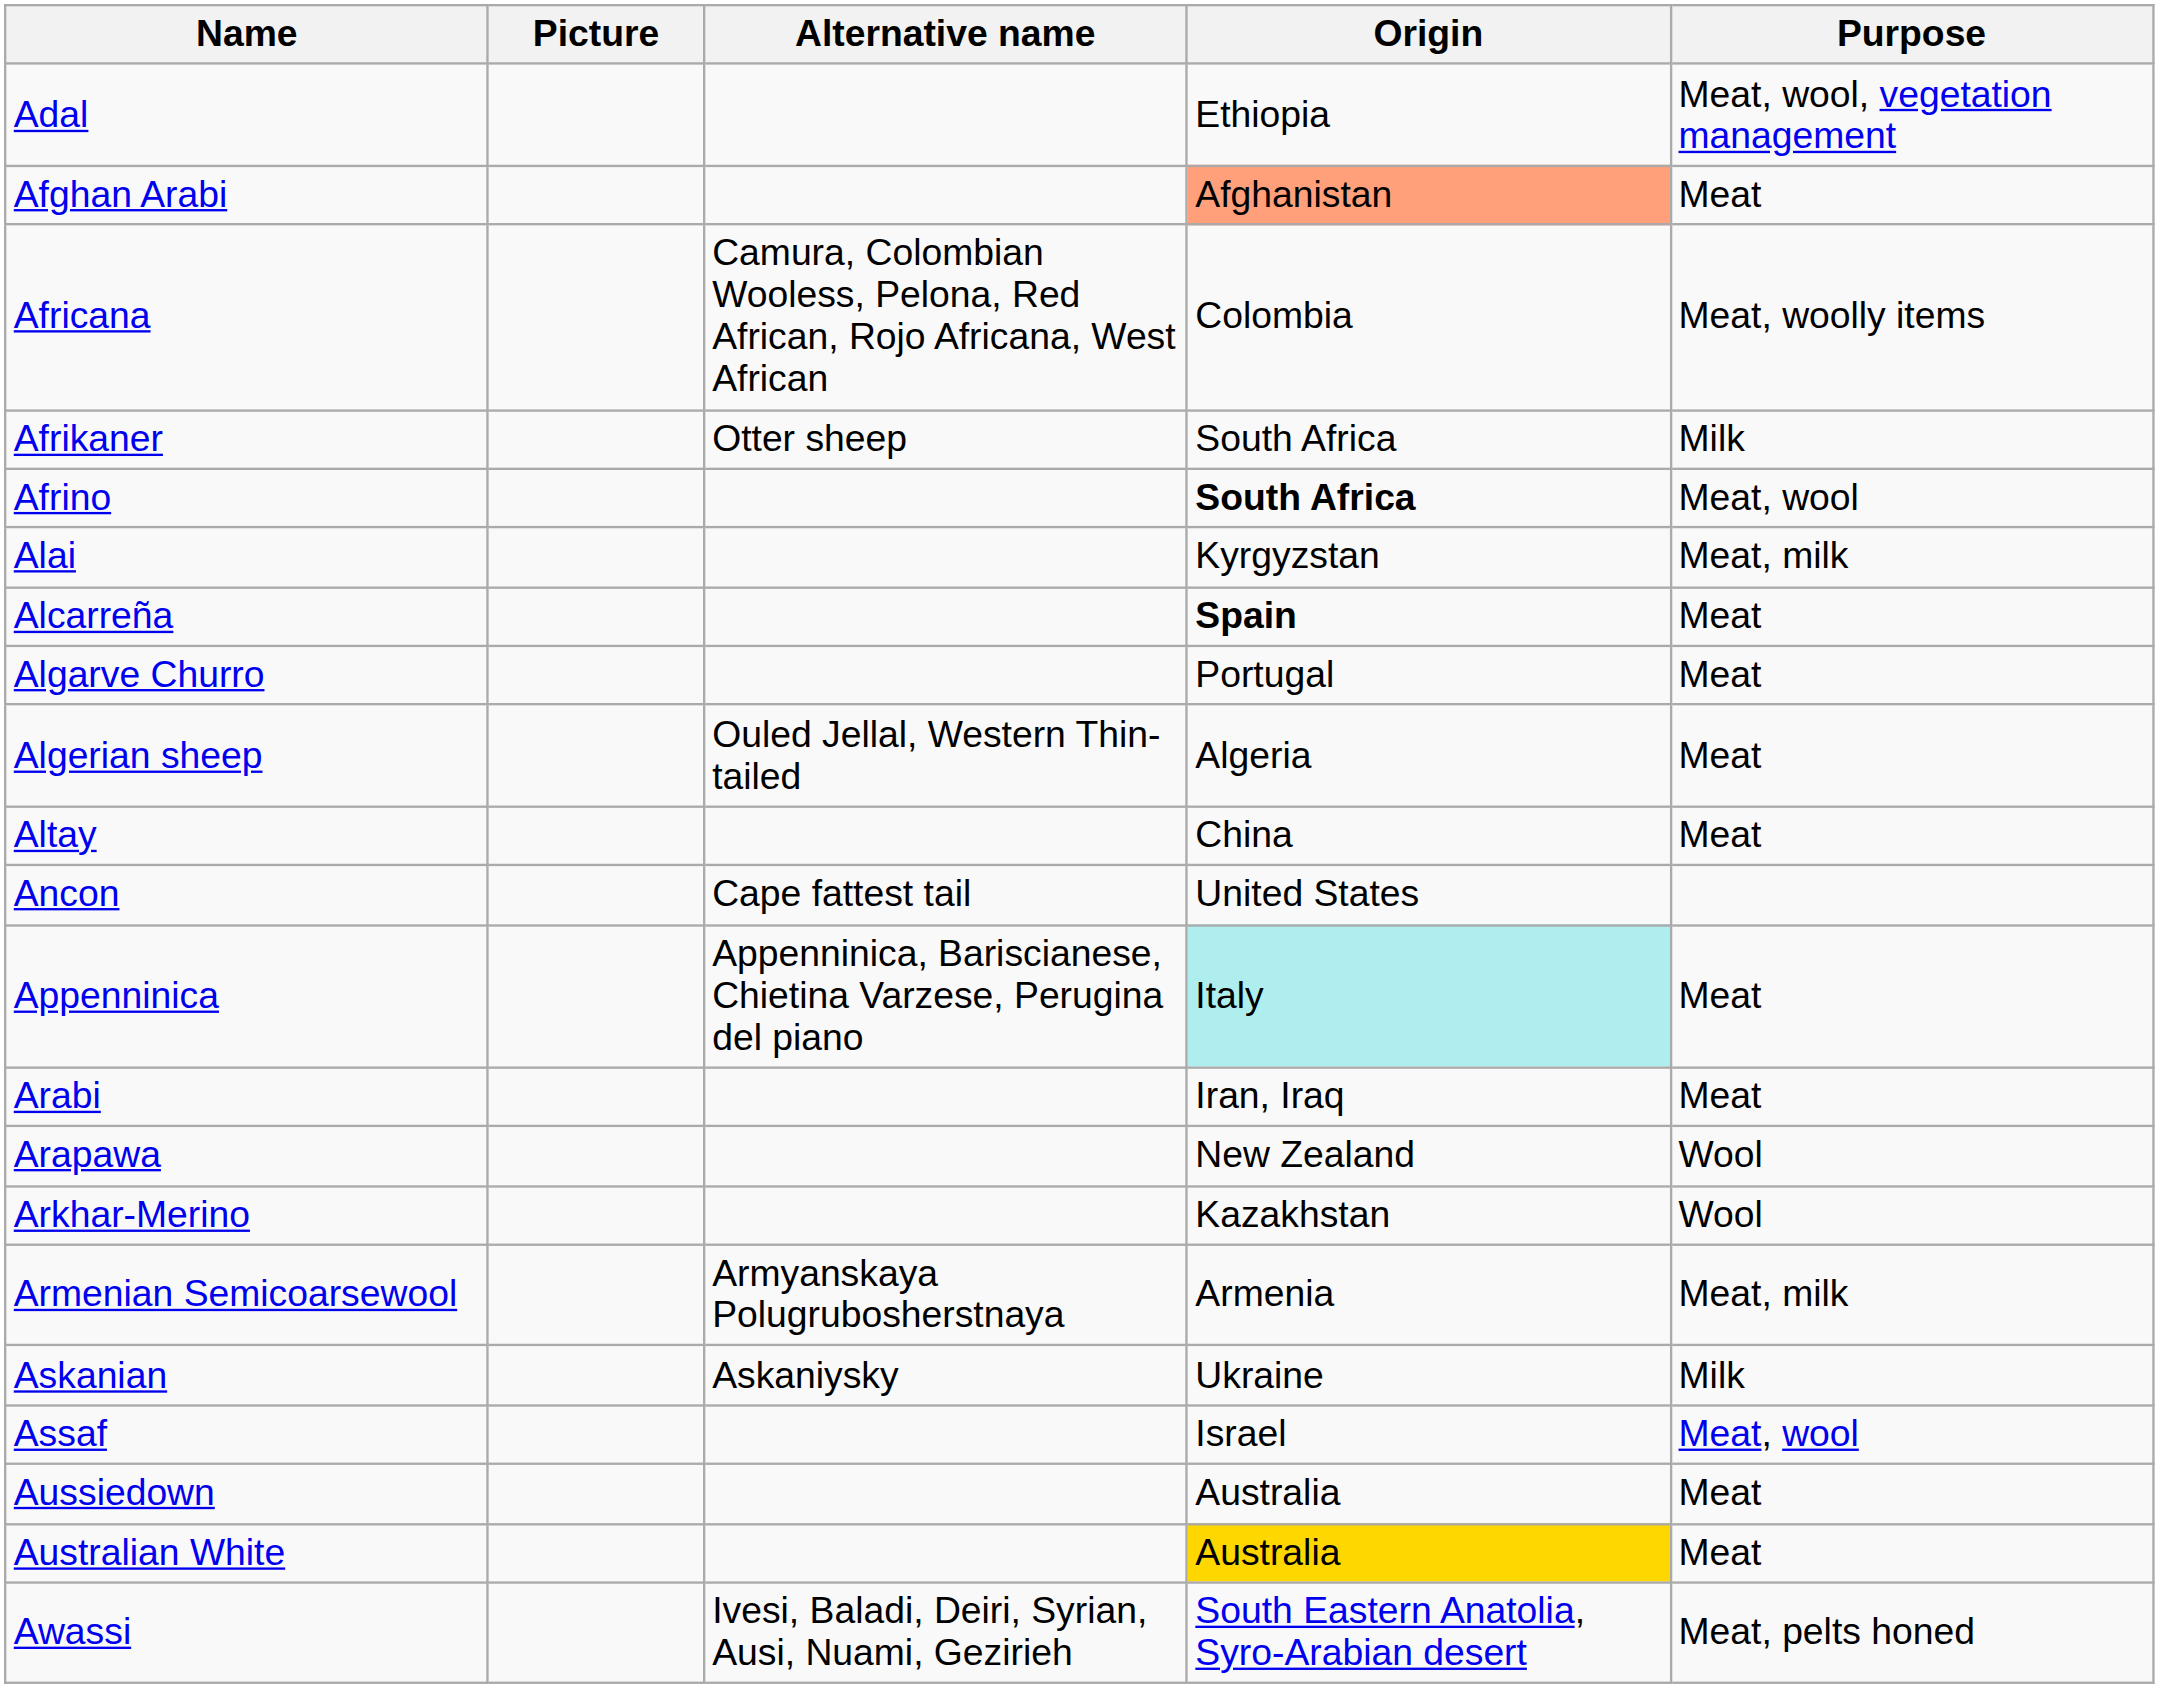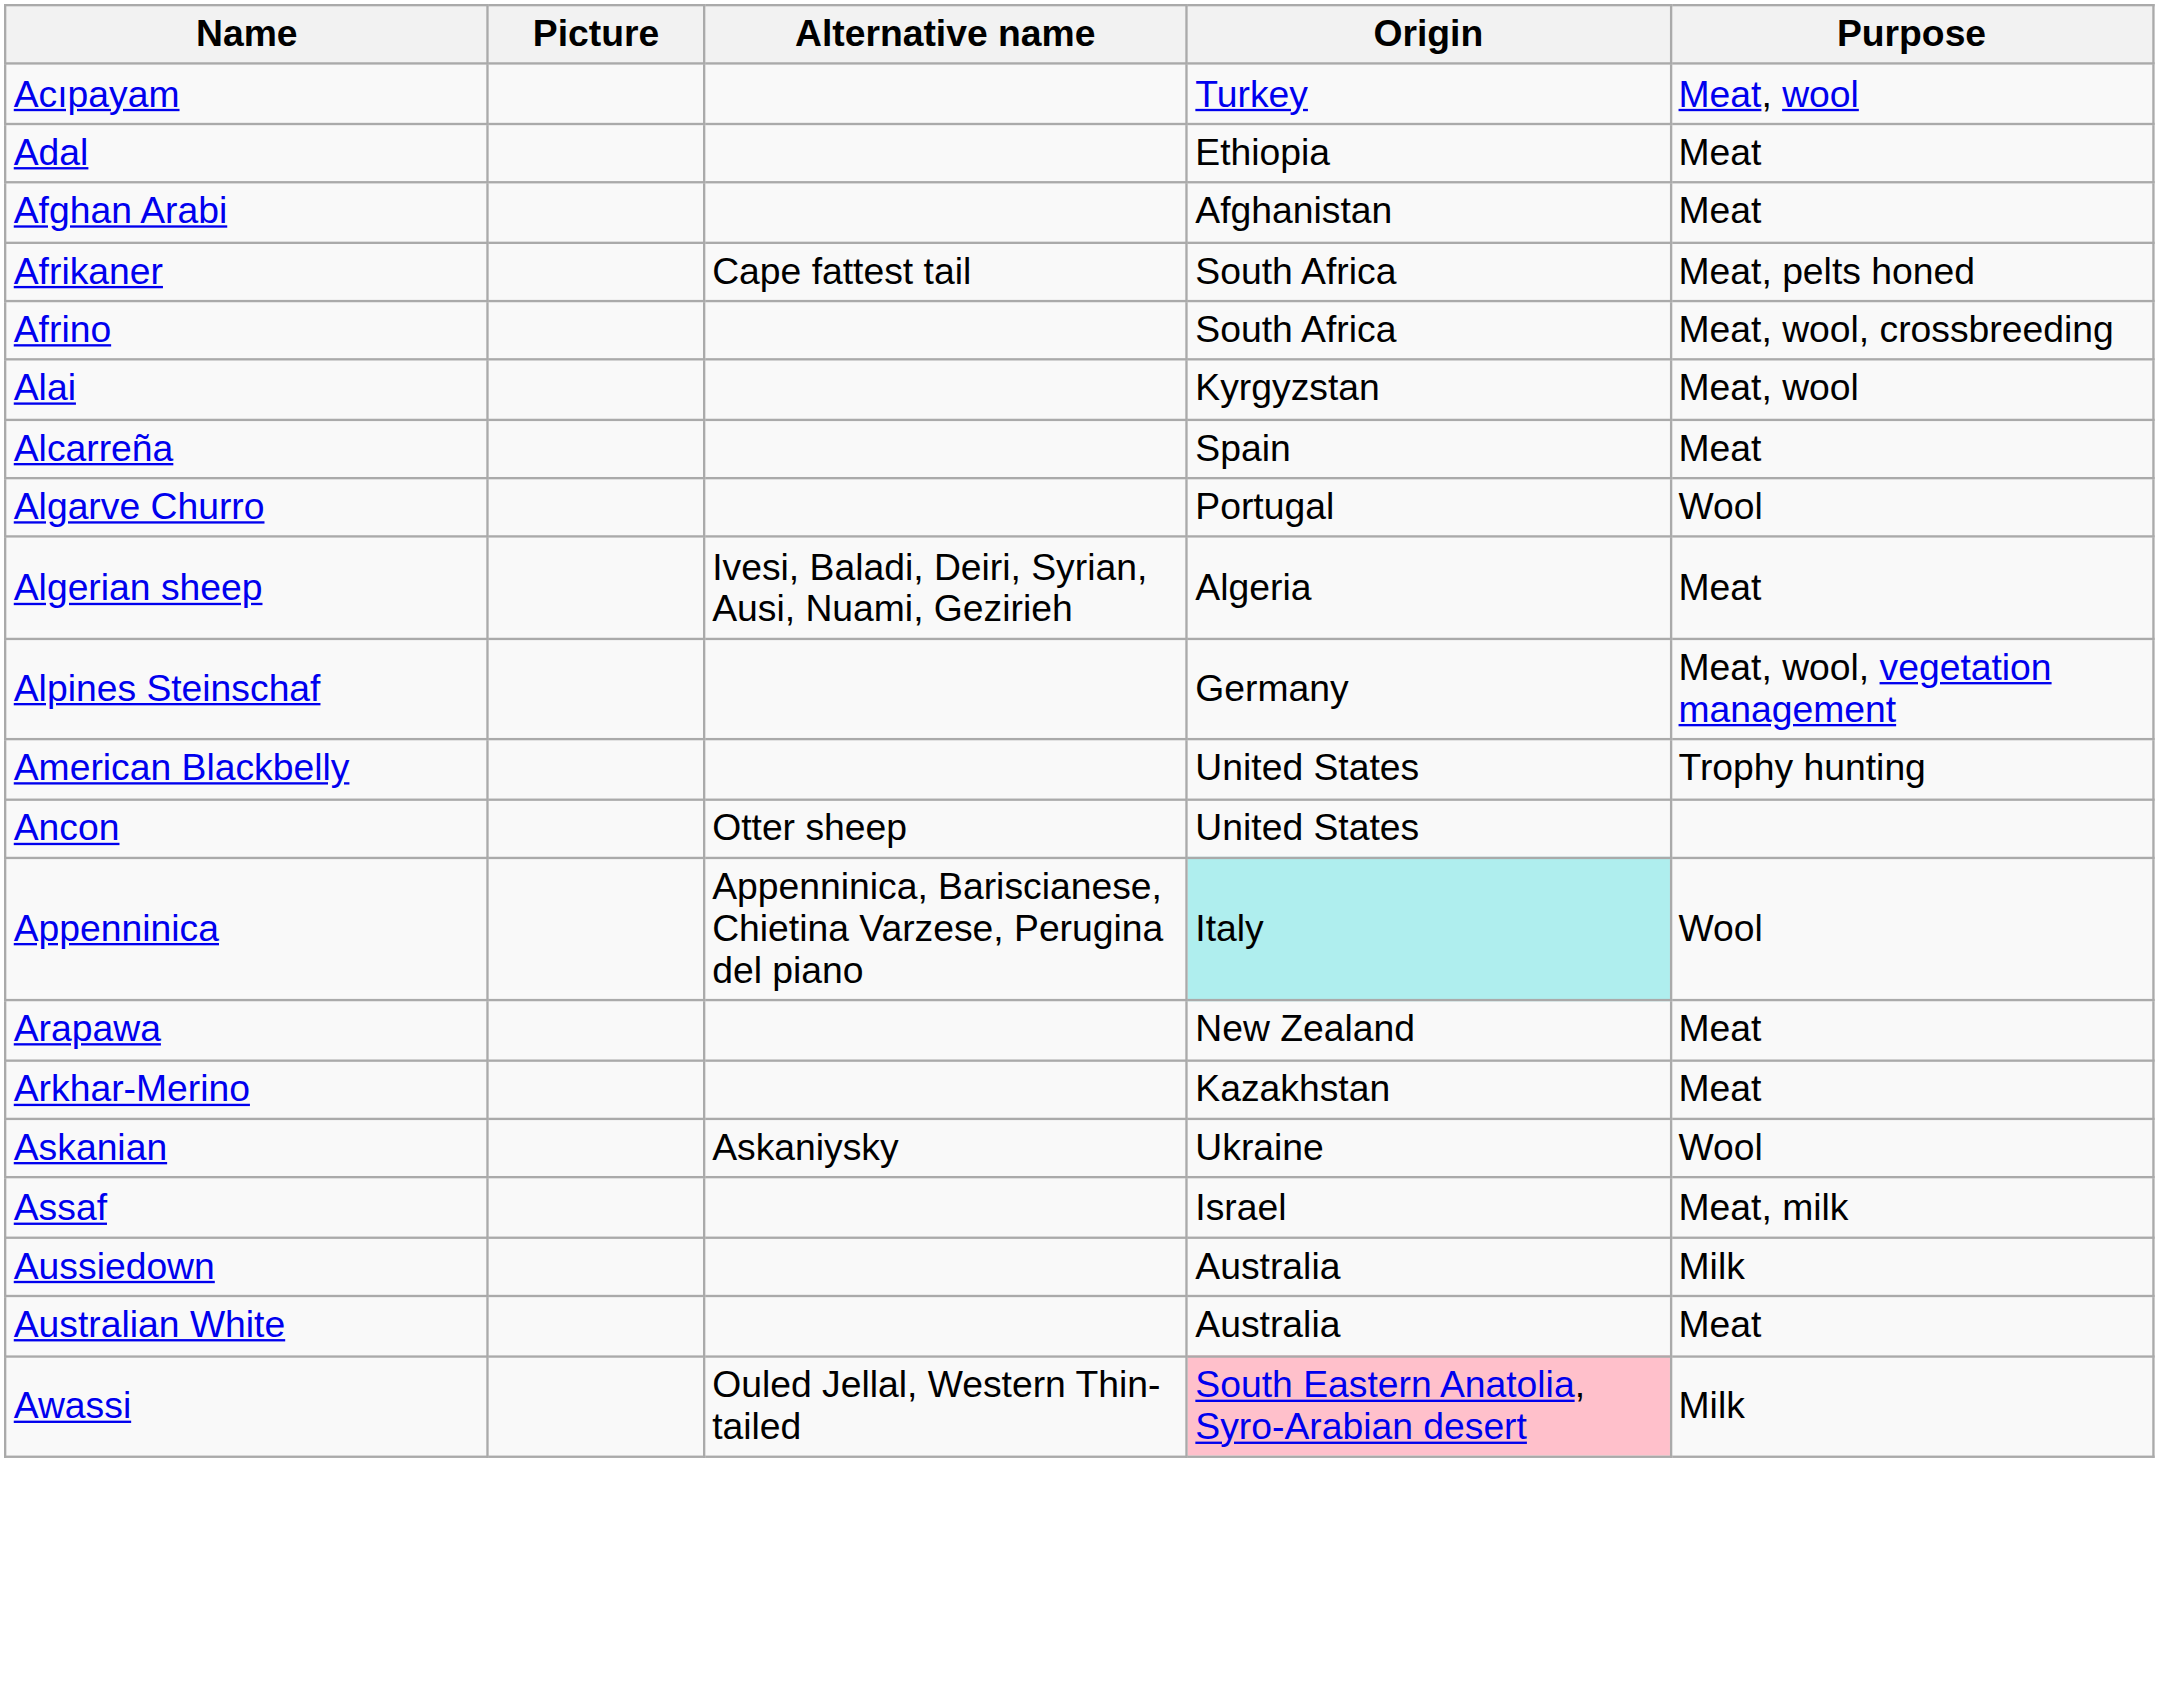+ row: (97, 93)
(1865, 114) Meat, wool, vegetation management -> (1720, 152) Meat
(1294, 194) lightsalmon background -> (1294, 211) no background
- row: (82, 316)
(810, 438) Otter sheep -> (842, 270) Cape fattest tail
(1712, 438) Milk -> (1827, 270) Meat, pelts honed
(1305, 497) bold -> (1296, 329) normal
(1769, 497) Meat, wool -> (1896, 329) Meat, wool, crossbreeding
(1763, 556) Meat, milk -> (1769, 388) Meat, wool
(1246, 615) bold -> (1243, 447) normal
(1720, 674) Meat -> (1721, 507) Wool
(936, 754) Ouled Jellal, Western Thin-tailed -> (930, 587) Ivesi, Baladi, Deiri, Syrian, Ausi, Nuami, Gezirieh
+ row: (167, 688)
- row: (55, 834)
+ row: (182, 768)
(842, 894) Cape fattest tail -> (810, 827) Otter sheep
(1720, 995) Meat -> (1721, 928) Wool
- row: (57, 1096)
(1721, 1155) Wool -> (1720, 1029) Meat
(1721, 1214) Wool -> (1720, 1088) Meat
- row: (235, 1294)
(1712, 1374) Milk -> (1721, 1147) Wool
(1769, 1433) Meat, wool -> (1763, 1206) Meat, milk
(1720, 1492) Meat -> (1712, 1266) Milk
(1268, 1552) gold background -> (1268, 1325) no background
(930, 1632) Ivesi, Baladi, Deiri, Syrian, Ausi, Nuami, Gezirieh -> (936, 1405) Ouled Jellal, Western Thin-tailed
(1390, 1632) no background -> (1390, 1405) pink background
(1827, 1632) Meat, pelts honed -> (1712, 1405) Milk
